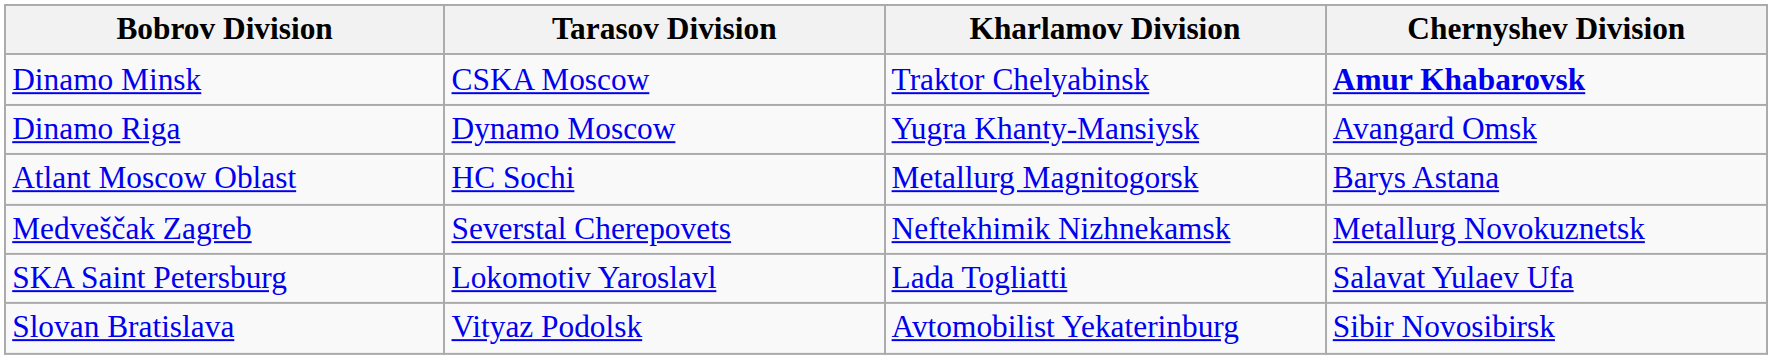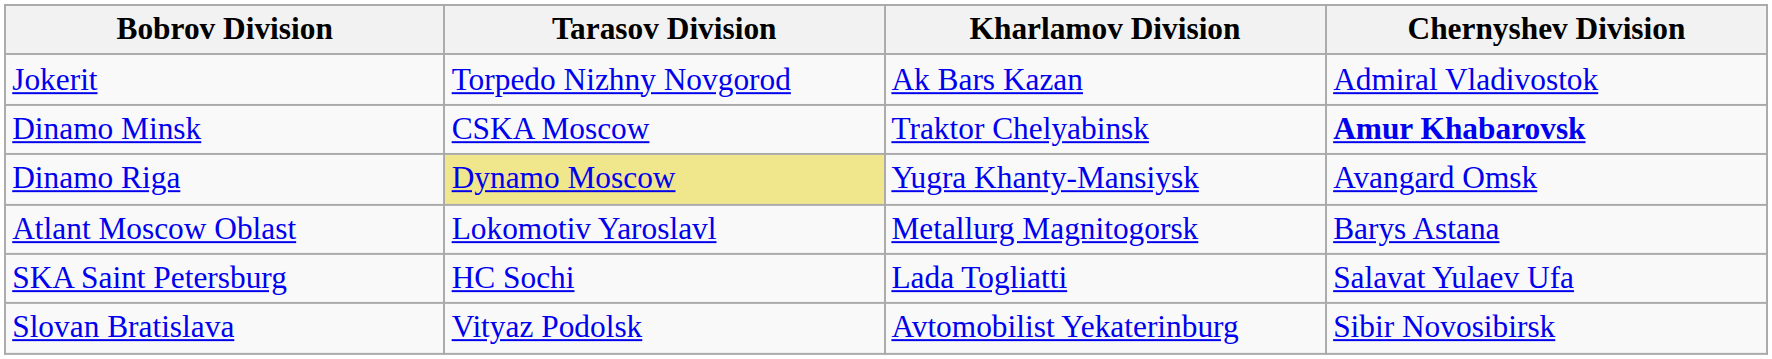+ row: (55, 79)
(563, 128) no background -> (564, 178) khaki background
(513, 178) HC Sochi -> (584, 228) Lokomotiv Yaroslavl
- row: (132, 228)
(584, 278) Lokomotiv Yaroslavl -> (513, 278) HC Sochi
